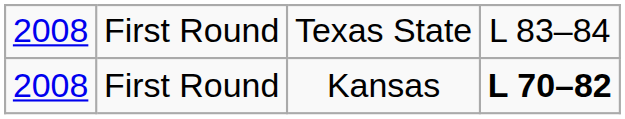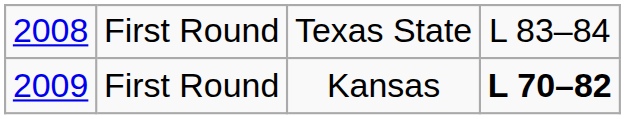(51, 85) 2008 -> (51, 85) 2009
